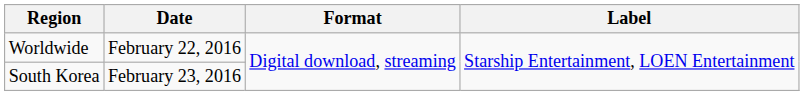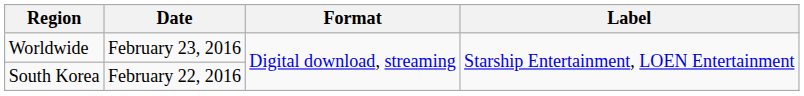(174, 47) February 22, 2016 -> (174, 47) February 23, 2016
(174, 76) February 23, 2016 -> (174, 76) February 22, 2016
